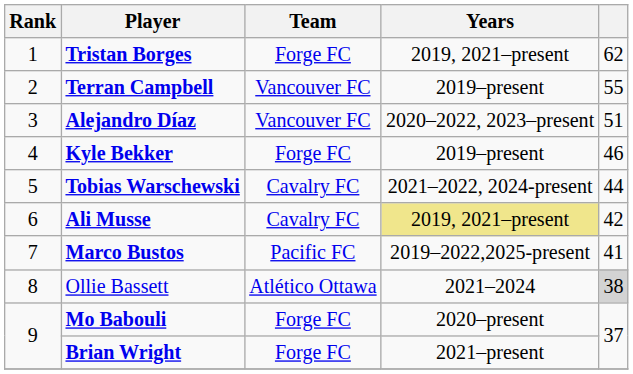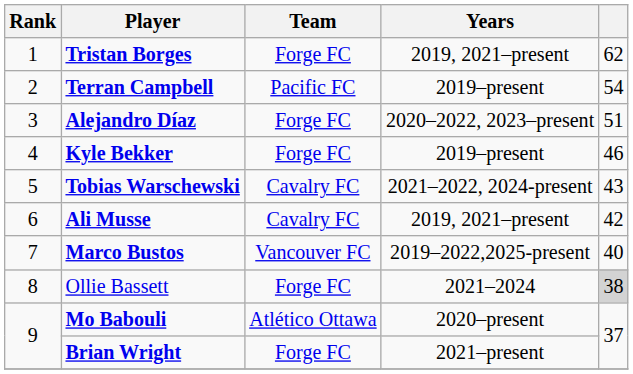(313, 87) Vancouver FC -> (313, 87) Pacific FC
(614, 87) 55 -> (614, 87) 54
(313, 120) Vancouver FC -> (313, 120) Forge FC
(614, 186) 44 -> (614, 186) 43
(490, 219) khaki background -> (490, 219) no background
(313, 252) Pacific FC -> (313, 252) Vancouver FC
(614, 252) 41 -> (614, 252) 40
(313, 285) Atlético Ottawa -> (313, 285) Forge FC
(313, 318) Forge FC -> (313, 318) Atlético Ottawa
